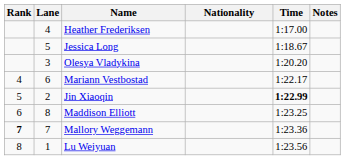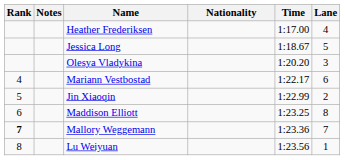columns swapped: (48, 12) <-> (325, 12)
(291, 96) bold -> (293, 96) normal
